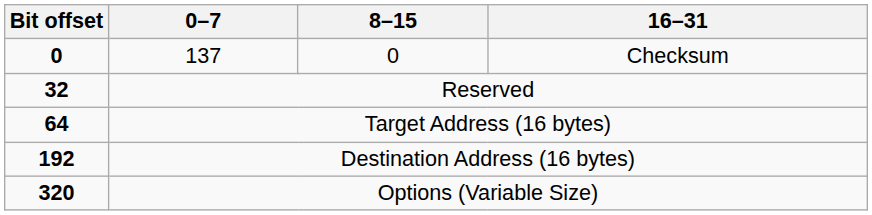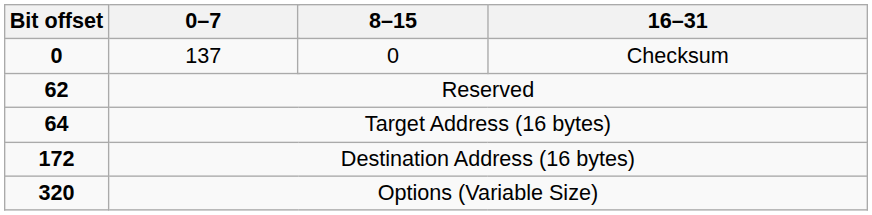(56, 90) 32 -> (56, 90) 62
(56, 158) 192 -> (56, 158) 172
